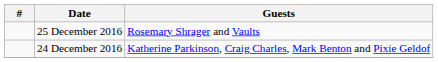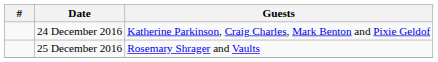rows swapped: (80, 48) <-> (80, 31)
